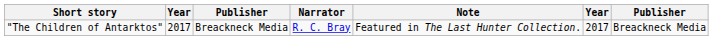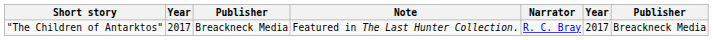columns swapped: (468, 12) <-> (322, 12)
